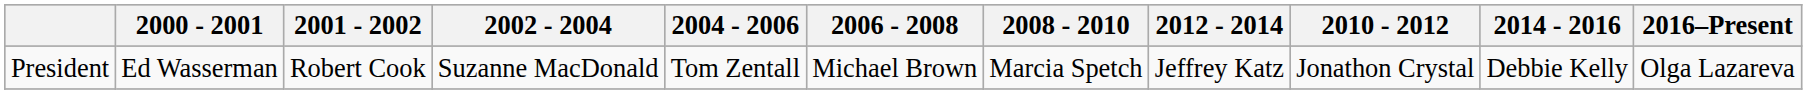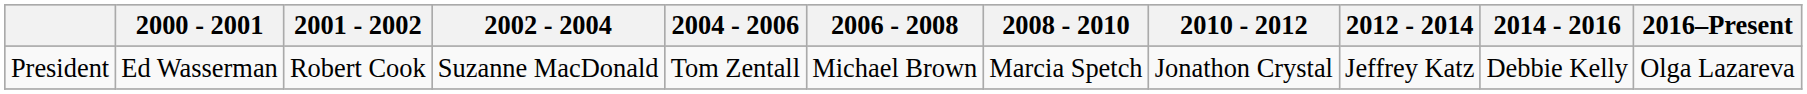columns swapped: (1385, 25) <-> (1219, 25)
